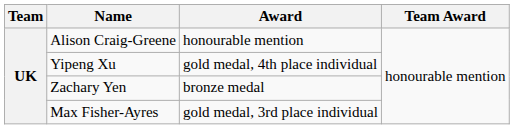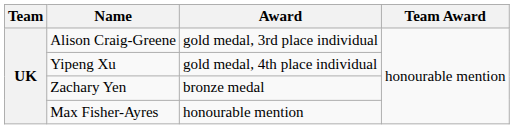(243, 40) honourable mention -> (280, 40) gold medal, 3rd place individual
(280, 111) gold medal, 3rd place individual -> (243, 111) honourable mention
